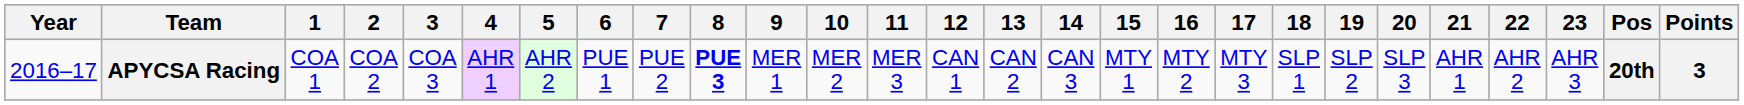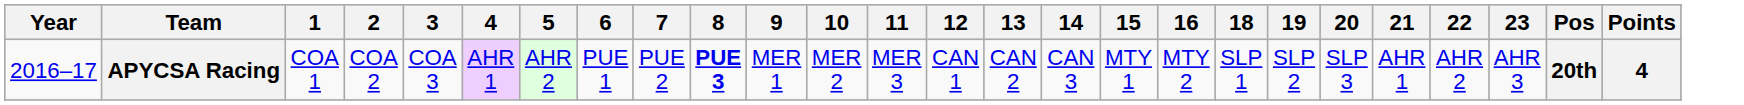- column: (1244, 22)
(1699, 69) 3 -> (1642, 69) 4
